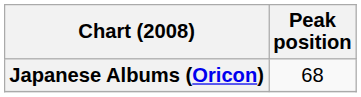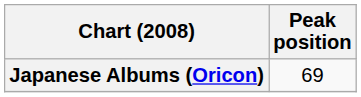(312, 75) 68 -> (312, 75) 69
